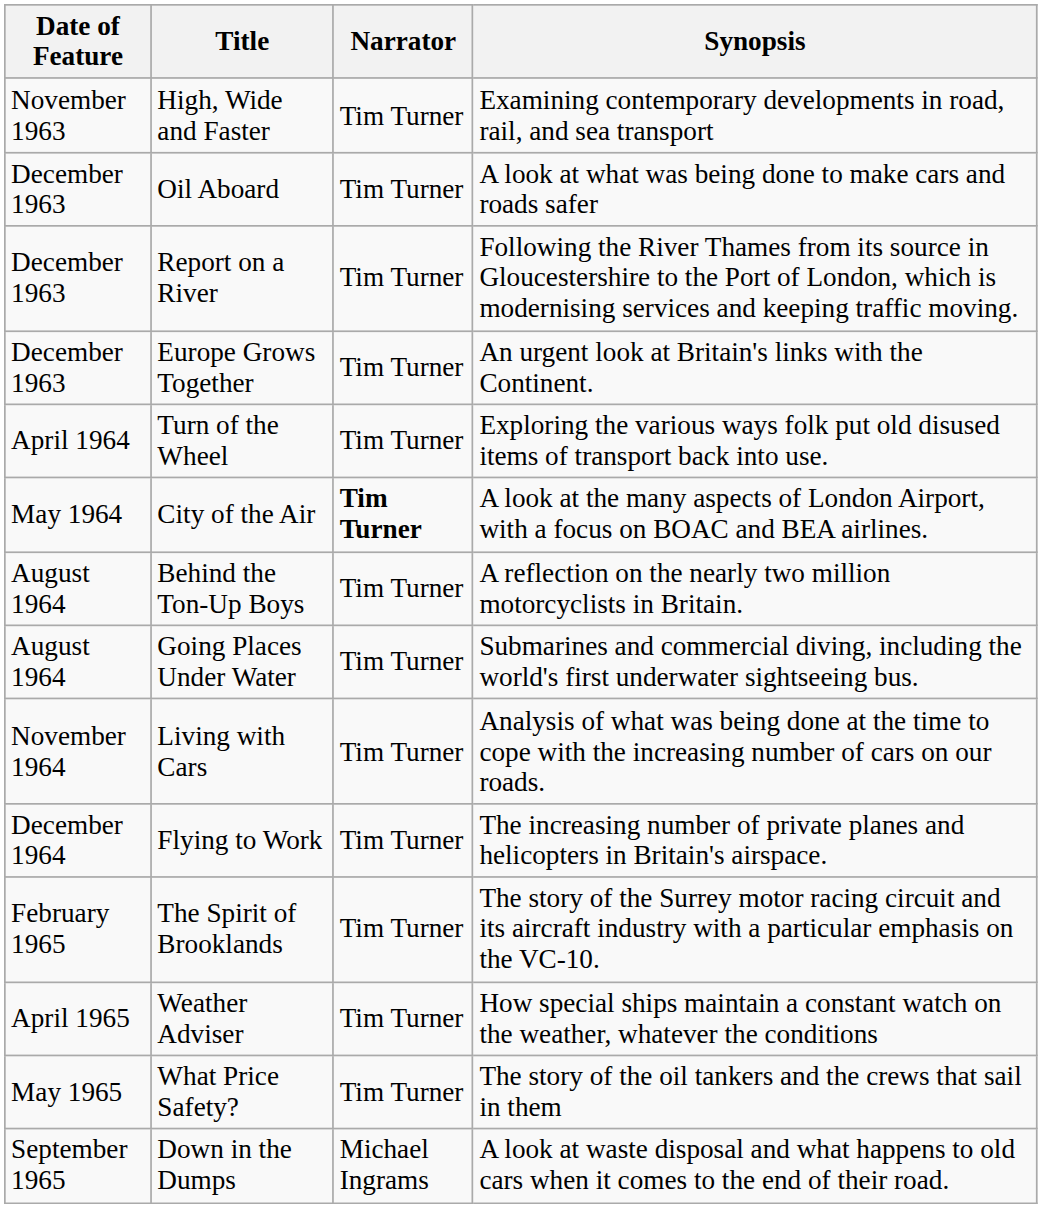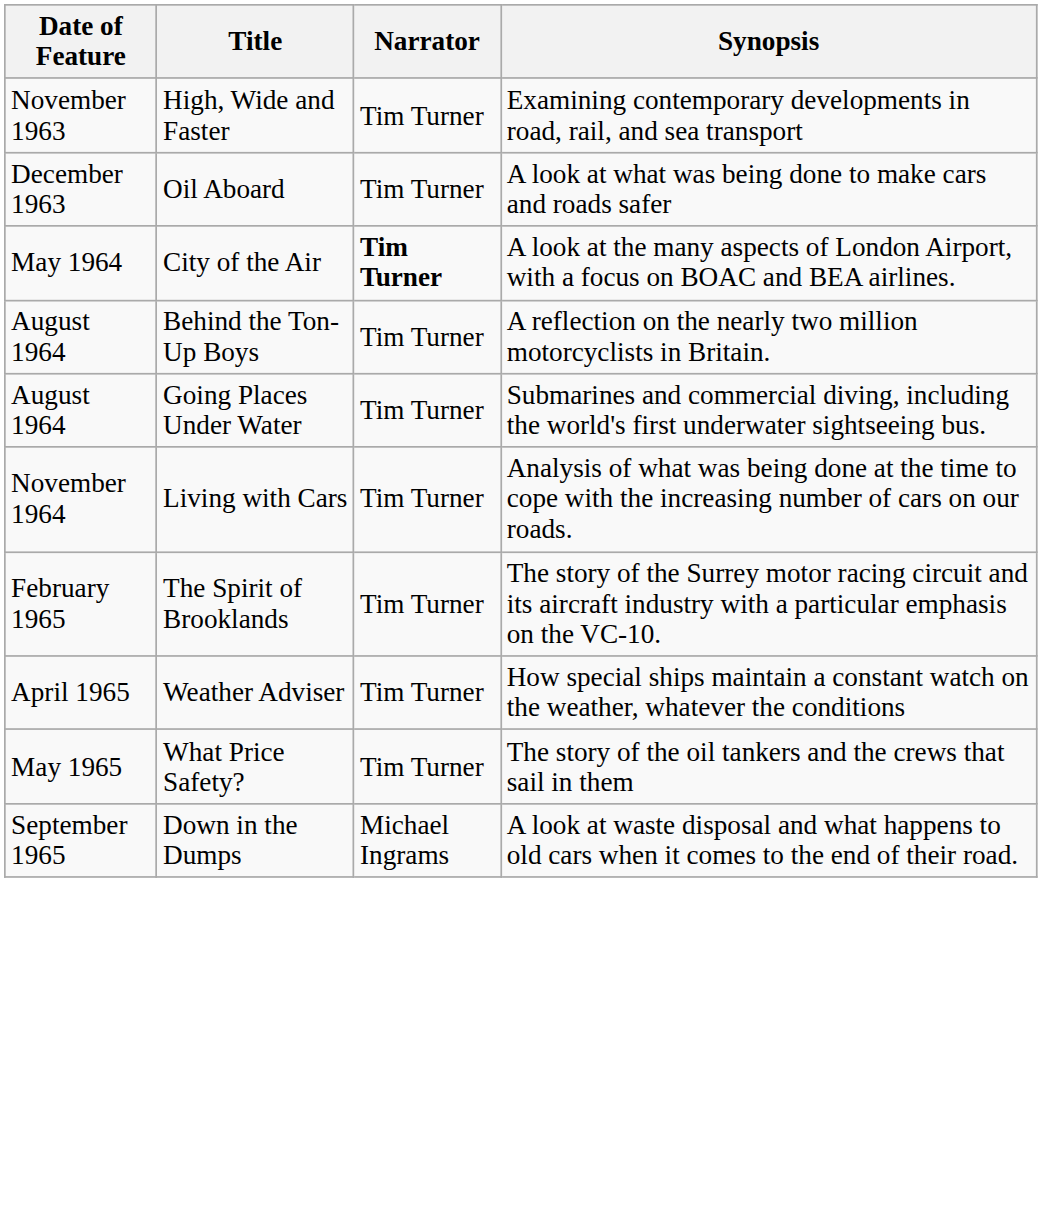- row: (221, 277)
- row: (236, 366)
- row: (218, 440)
- row: (240, 839)
